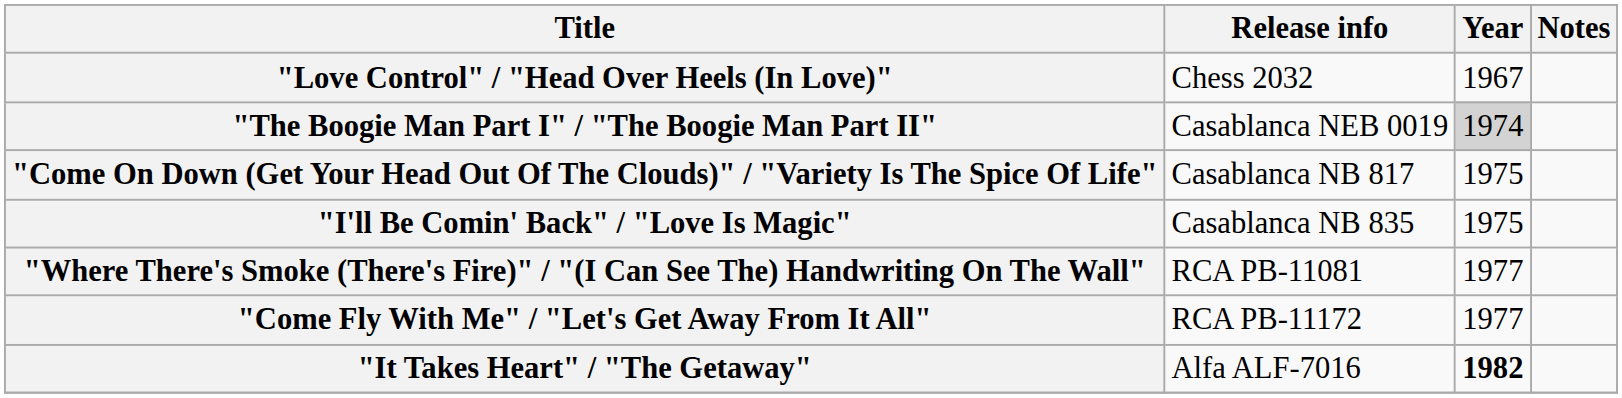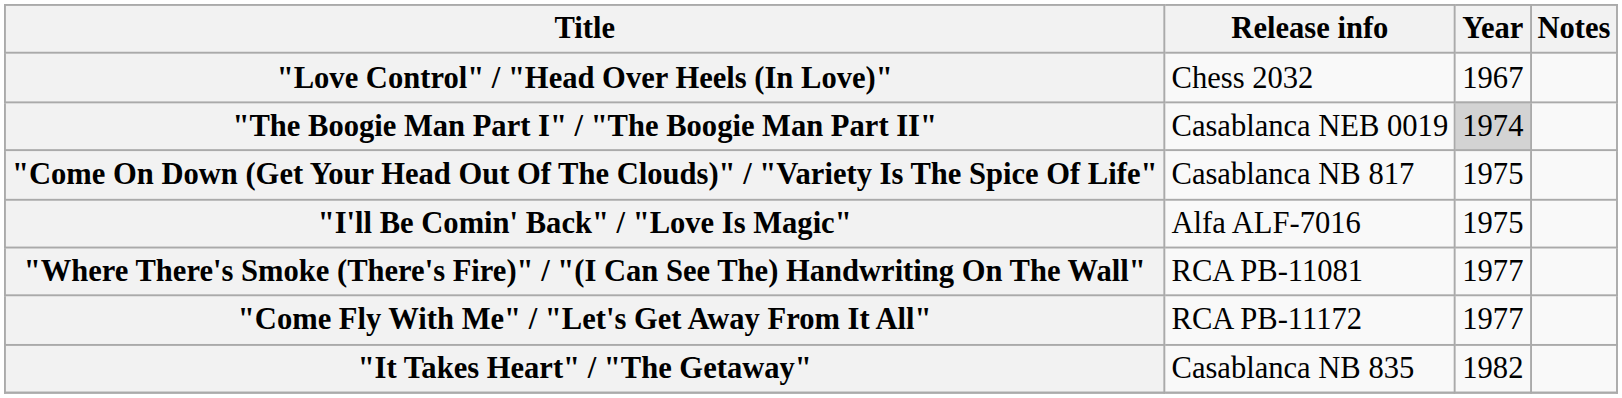(1293, 222) Casablanca NB 835 -> (1266, 222) Alfa ALF-7016
(1266, 367) Alfa ALF-7016 -> (1293, 367) Casablanca NB 835
(1493, 367) bold -> (1493, 367) normal
